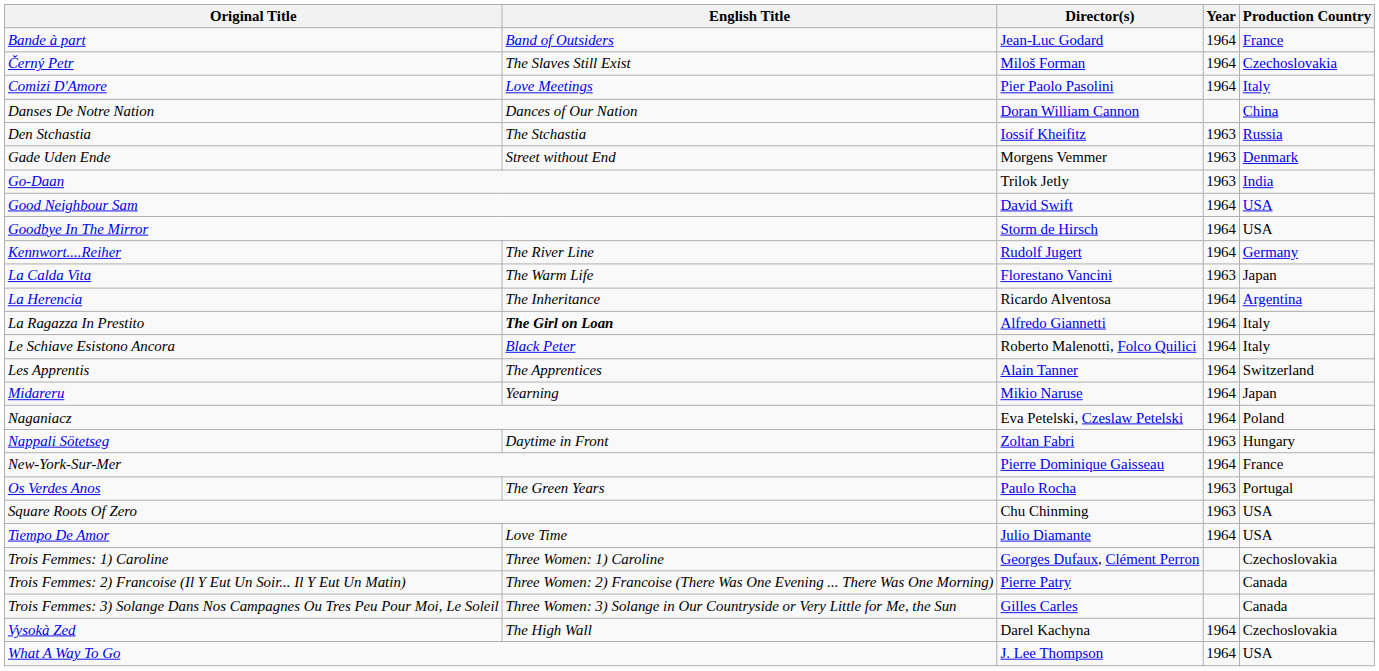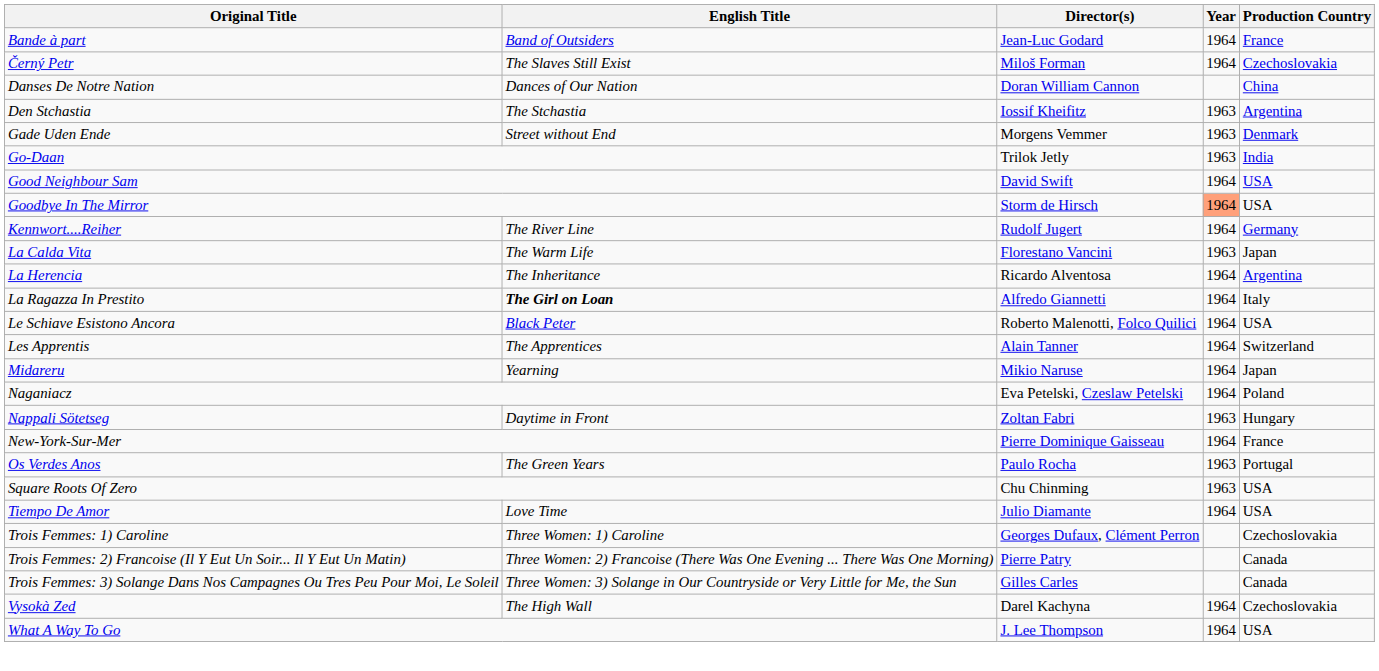- row: (57, 87)
(1263, 134) Russia -> (1272, 110) Argentina
(1221, 228) no background -> (1221, 205) lightsalmon background
(1256, 346) Italy -> (1258, 323) USA
